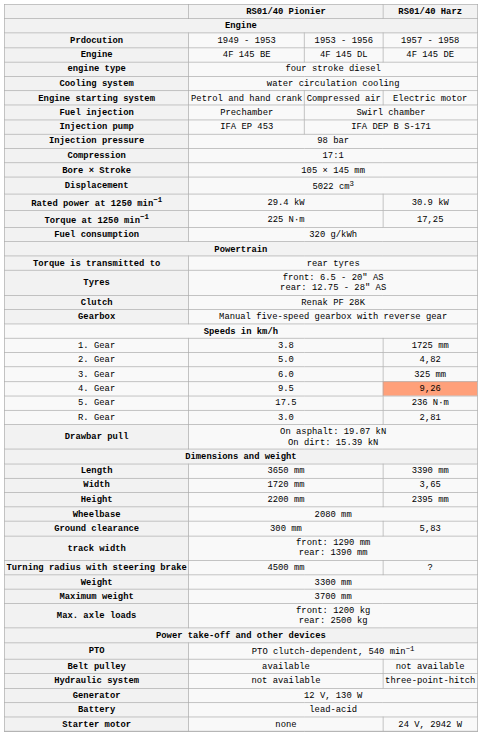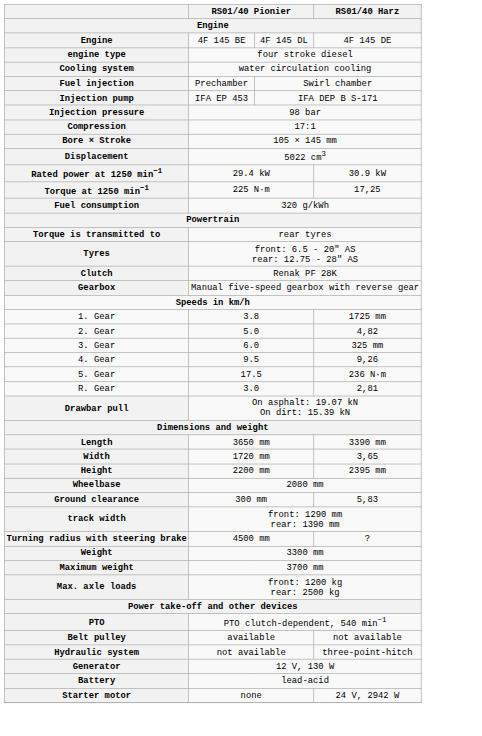- row: (97, 40)
- row: (97, 98)
(430, 389) lightsalmon background -> (367, 360) no background
